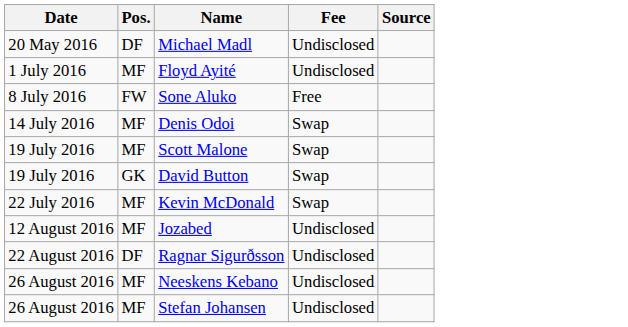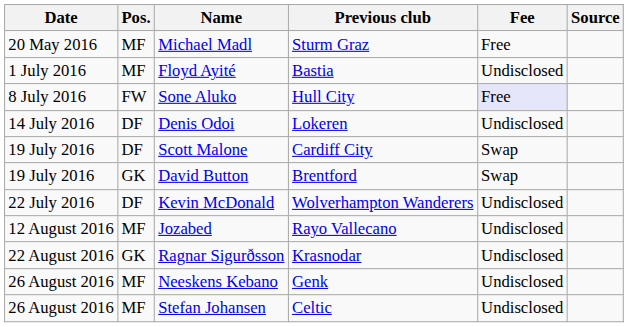+ column: (383, 17)
(132, 44) DF -> (133, 44) MF
(333, 44) Undisclosed -> (496, 44) Free
(307, 96) no background -> (496, 96) lavender background
(133, 123) MF -> (132, 123) DF
(311, 123) Swap -> (522, 123) Undisclosed
(133, 149) MF -> (132, 149) DF
(133, 202) MF -> (132, 202) DF
(311, 202) Swap -> (522, 202) Undisclosed
(132, 255) DF -> (133, 255) GK
